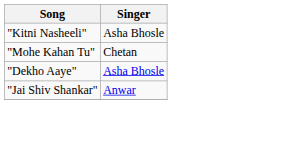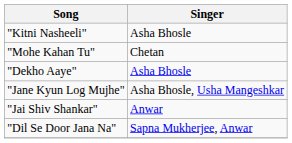+ row: (66, 90)
+ row: (62, 128)
